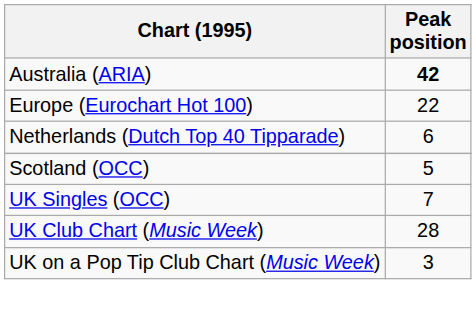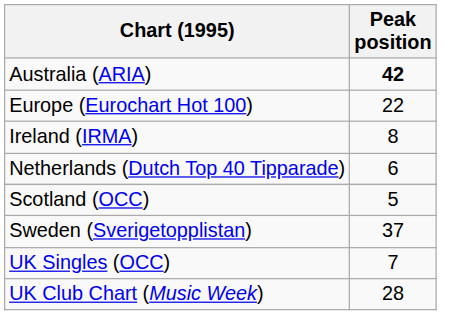+ row: (74, 136)
+ row: (131, 231)
- row: (195, 262)
